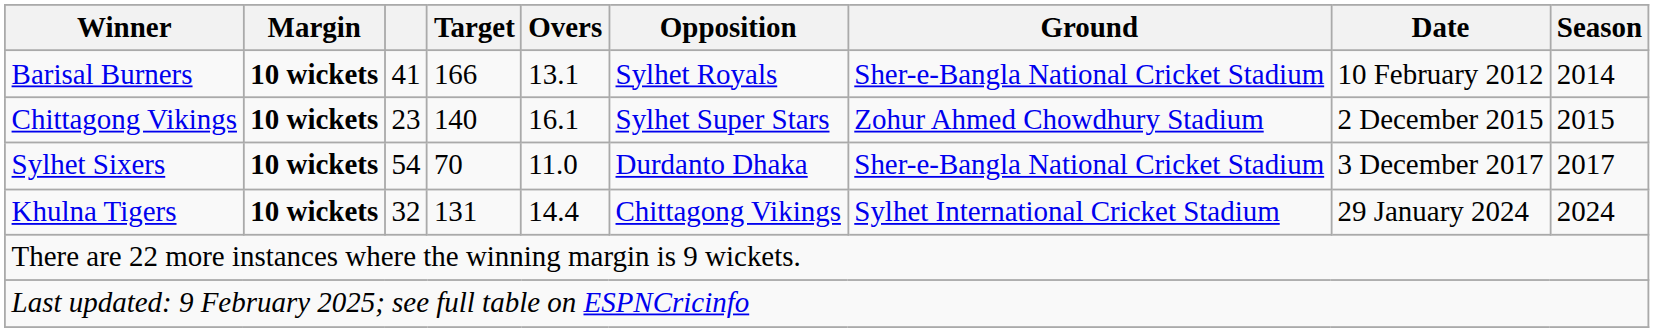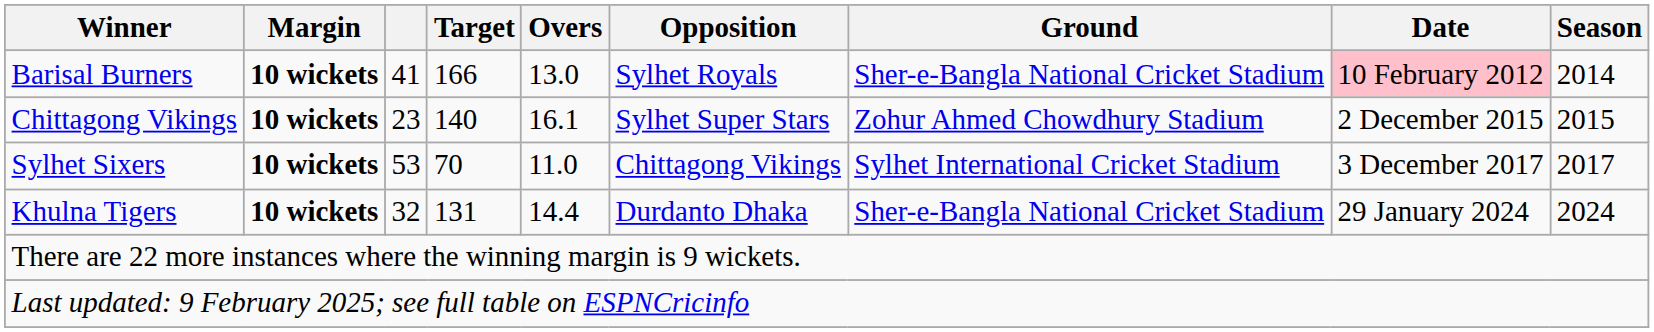(554, 73) 13.1 -> (554, 73) 13.0
(1440, 73) no background -> (1440, 73) pink background
(406, 165) 54 -> (406, 165) 53
(712, 165) Durdanto Dhaka -> (728, 165) Chittagong Vikings
(1089, 165) Sher-e-Bangla National Cricket Stadium -> (1067, 165) Sylhet International Cricket Stadium
(728, 211) Chittagong Vikings -> (712, 211) Durdanto Dhaka
(1067, 211) Sylhet International Cricket Stadium -> (1089, 211) Sher-e-Bangla National Cricket Stadium
